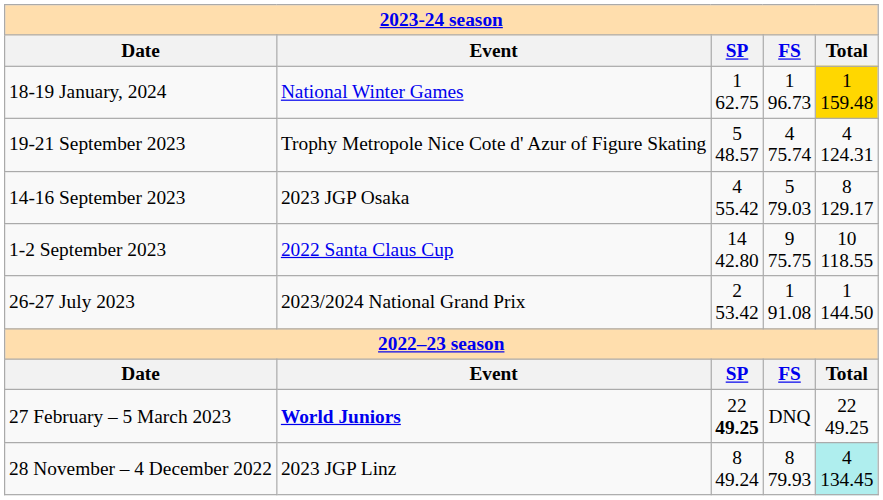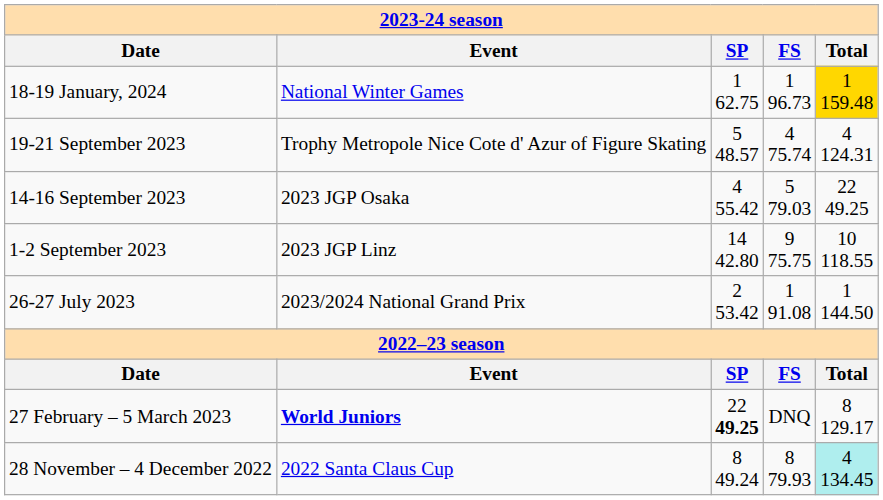(847, 197) 8 129.17 -> (847, 197) 22 49.25
(367, 249) 2022 Santa Claus Cup -> (339, 249) 2023 JGP Linz
(847, 415) 22 49.25 -> (847, 415) 8 129.17
(339, 468) 2023 JGP Linz -> (367, 468) 2022 Santa Claus Cup
